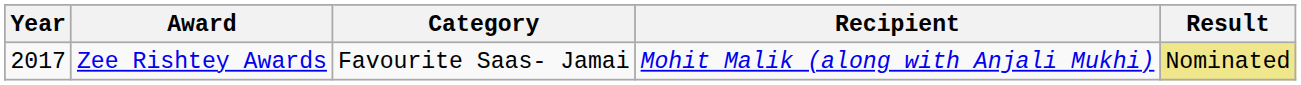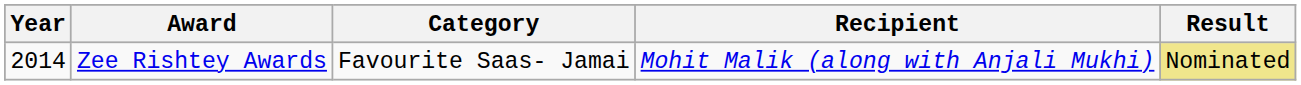(38, 61) 2017 -> (38, 61) 2014
